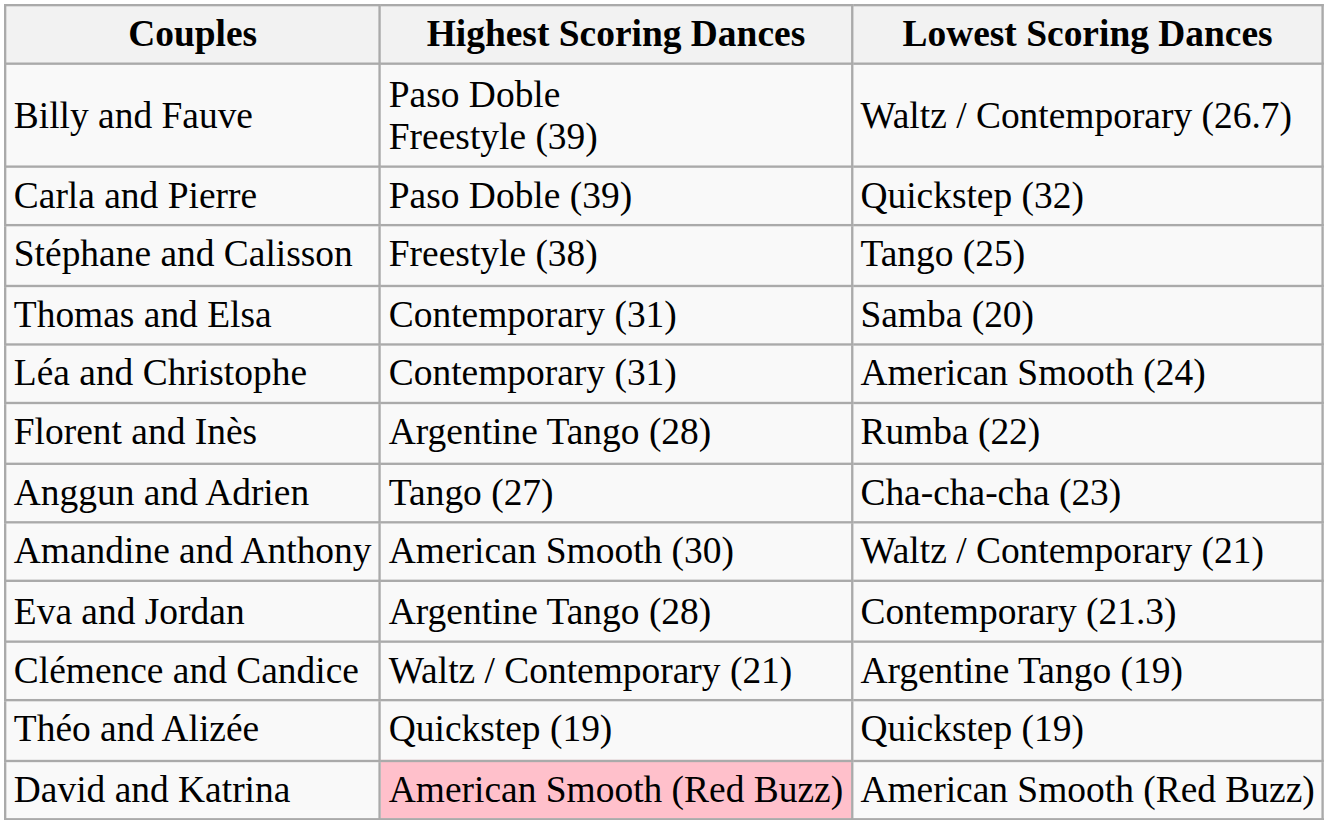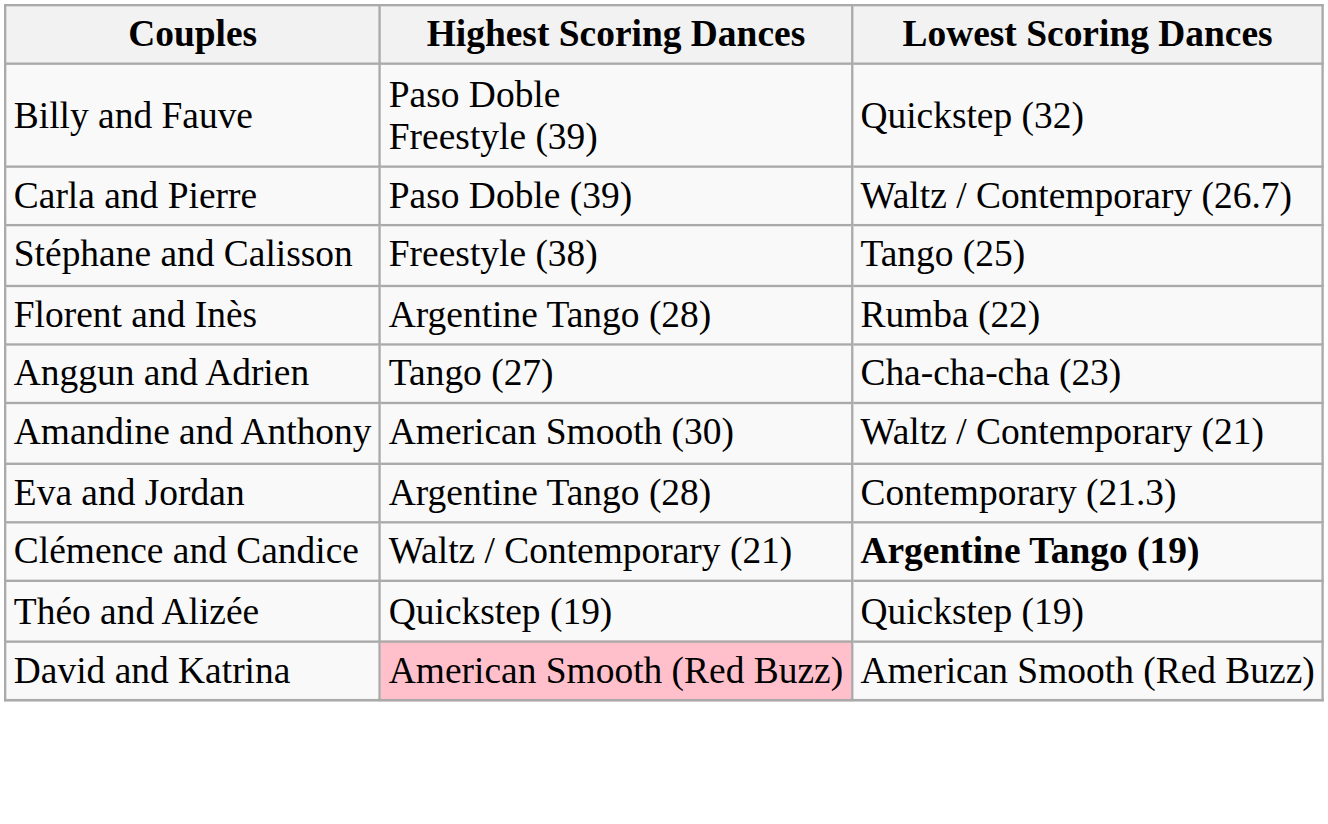(1076, 114) Waltz / Contemporary (26.7) -> (972, 114) Quickstep (32)
(972, 195) Quickstep (32) -> (1076, 195) Waltz / Contemporary (26.7)
- row: (143, 313)
- row: (160, 373)
(1022, 670) normal -> (1030, 551) bold
